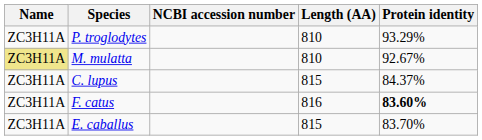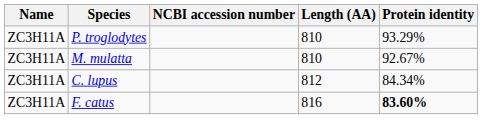(36, 59) khaki background -> (36, 59) no background
(312, 80) 815 -> (312, 80) 812
(403, 80) 84.37% -> (403, 80) 84.34%
- row: (102, 124)
